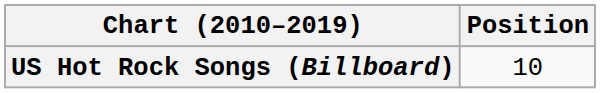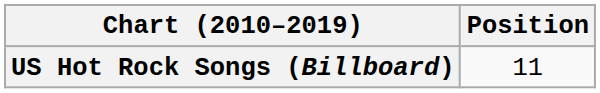(528, 67) 10 -> (528, 67) 11
